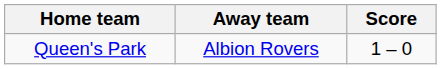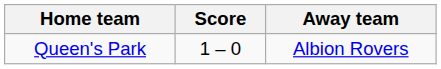columns swapped: (391, 19) <-> (261, 19)
